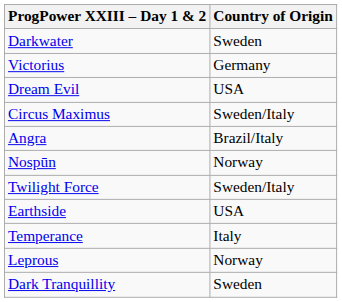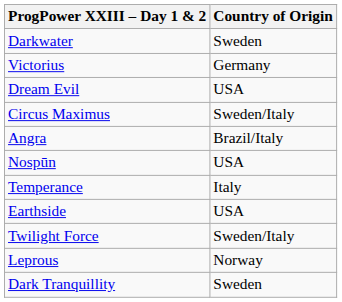(238, 162) Norway -> (229, 162) USA
rows swapped: (45, 235) <-> (53, 187)
